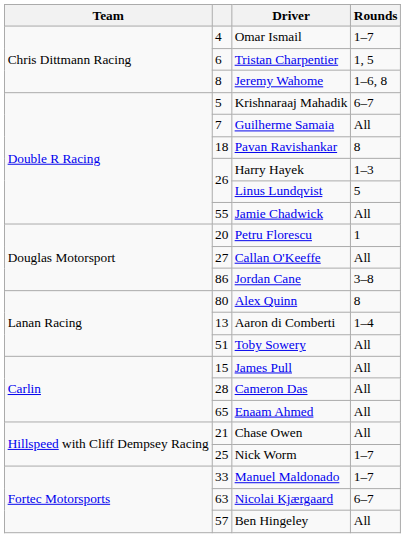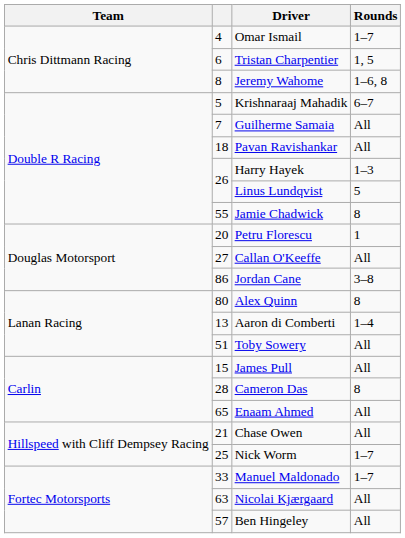(357, 147) 8 -> (362, 147) All
(362, 212) All -> (357, 212) 8
(362, 388) All -> (357, 388) 8
(364, 498) 6–7 -> (362, 498) All
